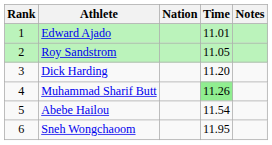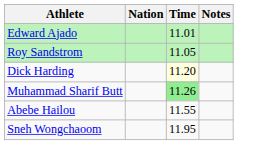- column: (21, 14)
(216, 71) no background -> (182, 71) lightyellow background
(216, 110) 11.54 -> (182, 110) 11.55
